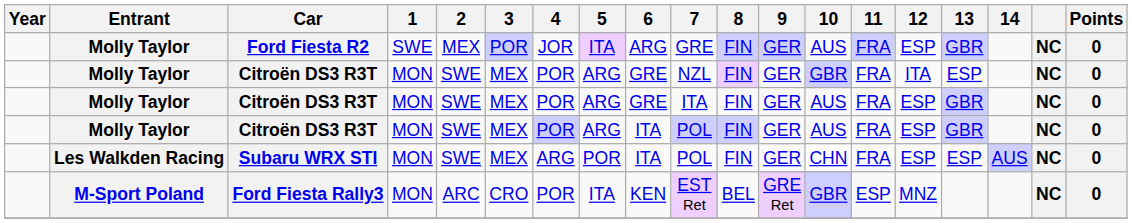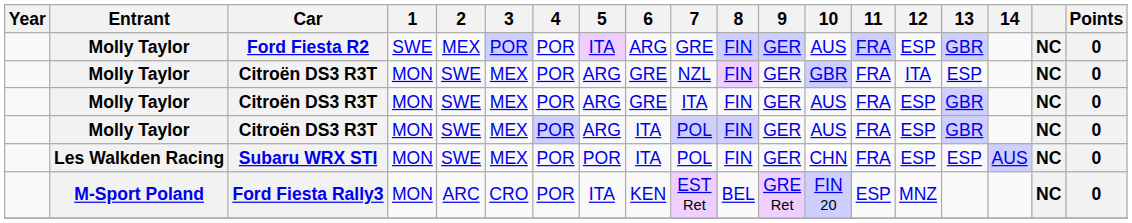(556, 47) JOR -> (556, 47) POR
(556, 158) ARG -> (556, 158) POR
(828, 195) GBR -> (828, 195) FIN 20
